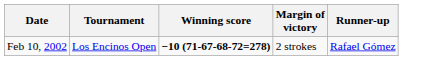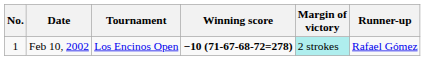+ column: (15, 20)
(296, 46) no background -> (318, 46) paleturquoise background
